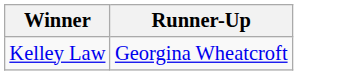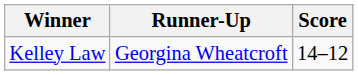+ column: (323, 20)
